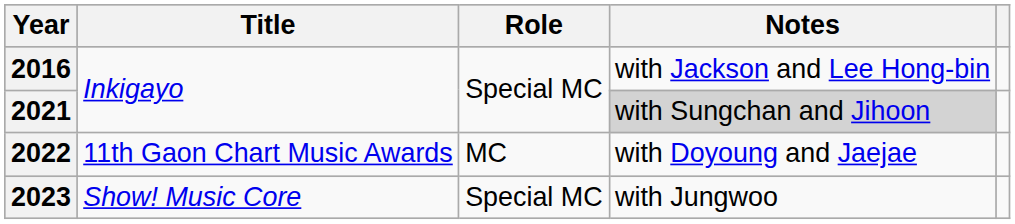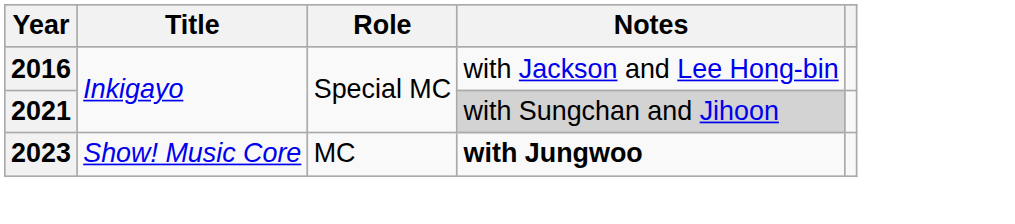- row: (41, 153)
(534, 196) Special MC -> (335, 153) MC
(696, 196) normal -> (553, 153) bold
